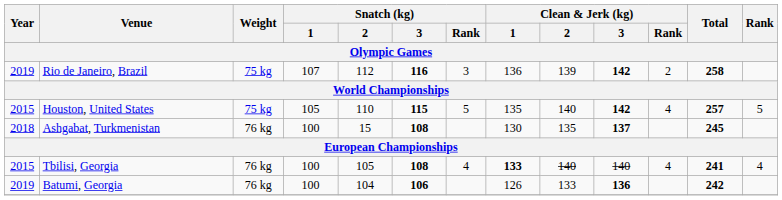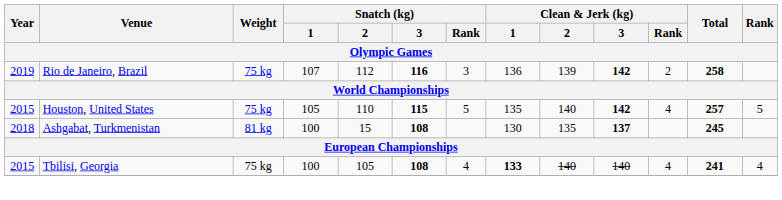(258, 128) 76 kg -> (258, 128) 81 kg
(258, 166) 76 kg -> (258, 166) 75 kg
- row: (83, 185)
